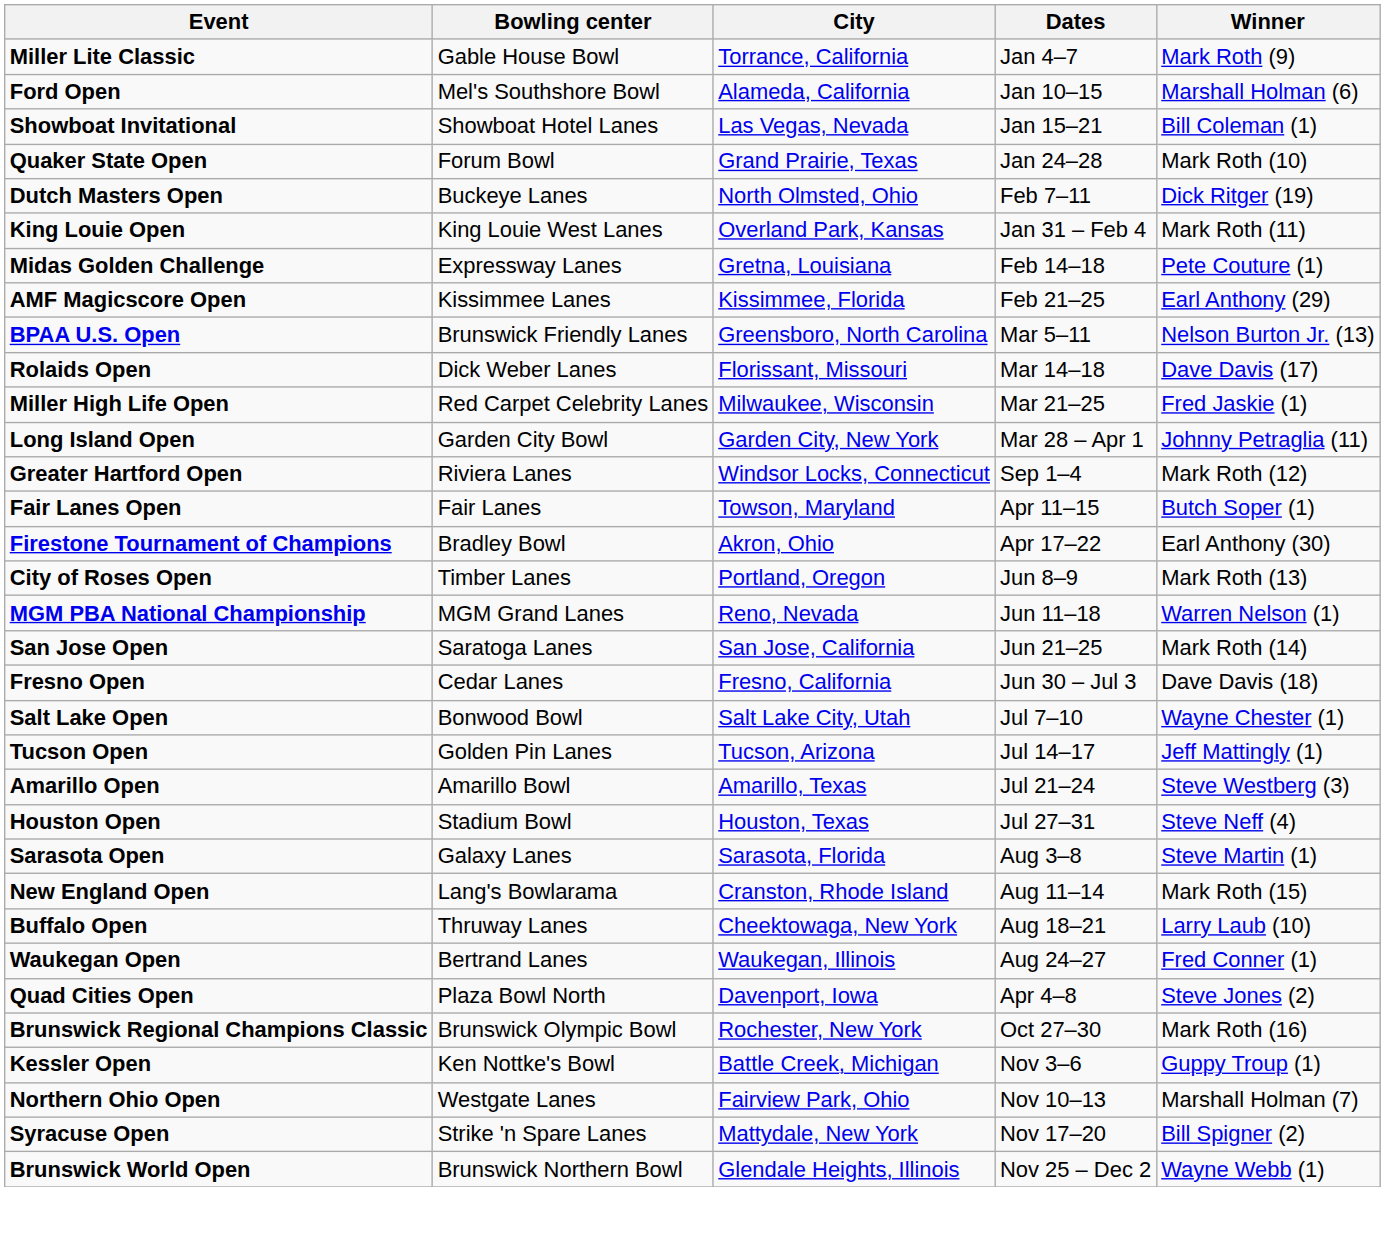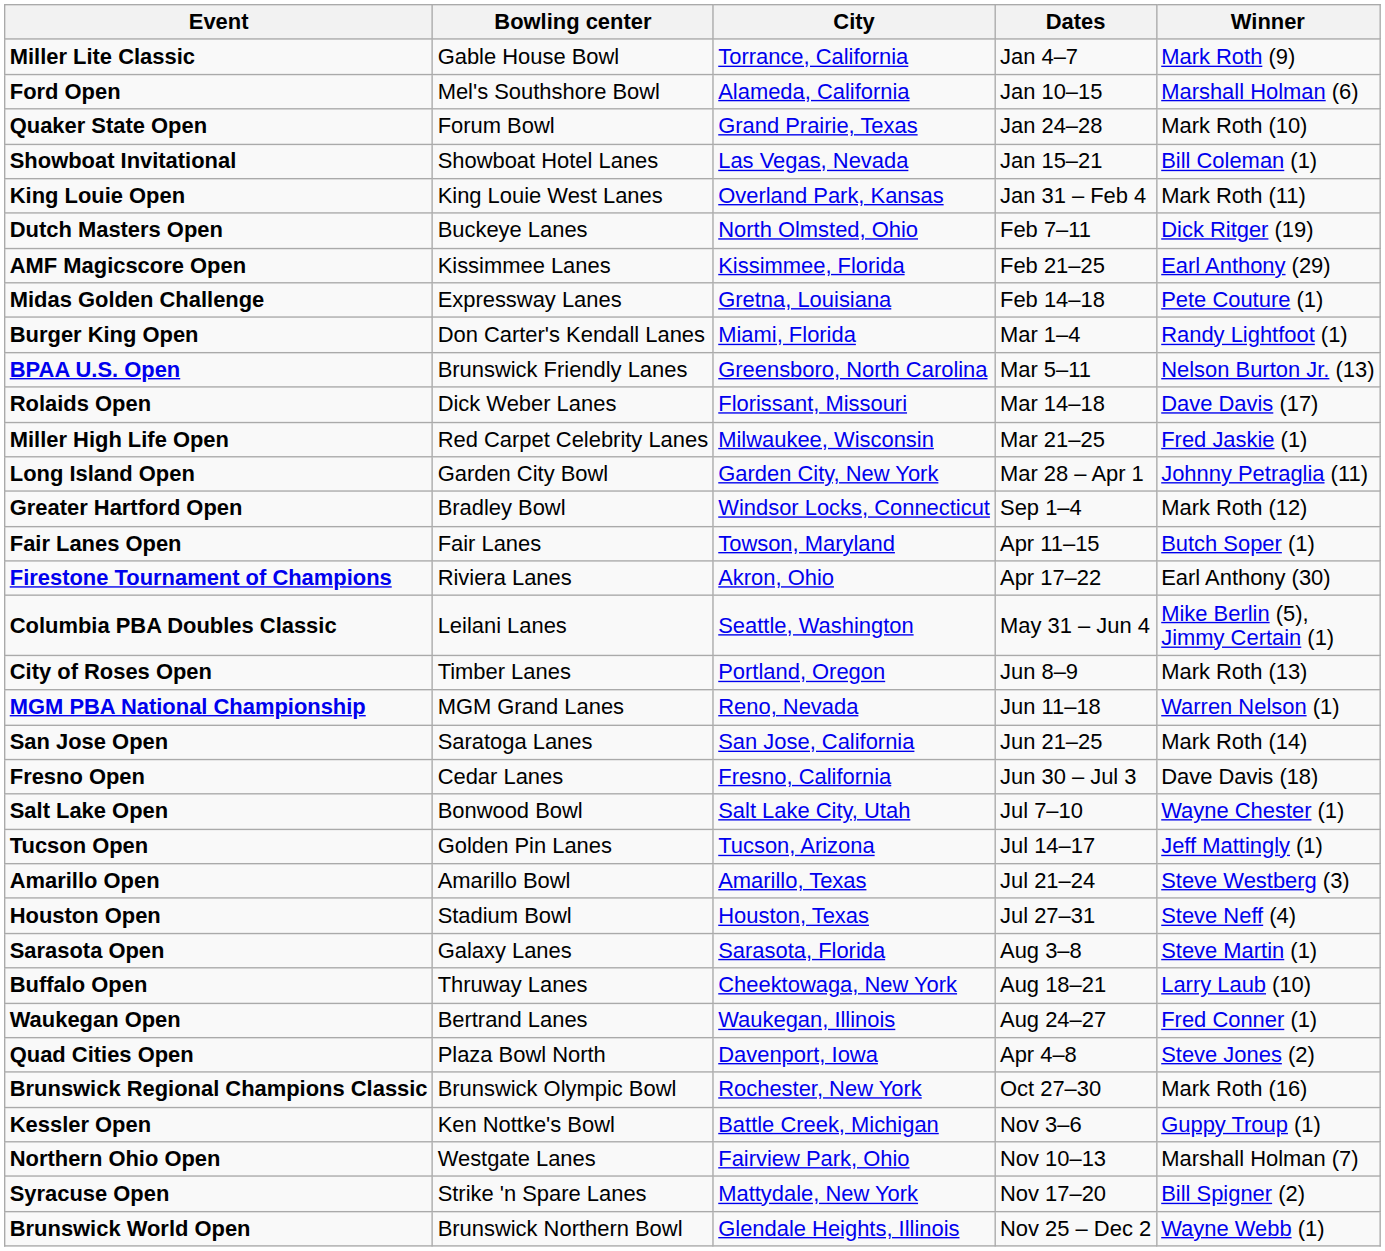rows swapped: (123, 126) <-> (108, 160)
rows swapped: (97, 230) <-> (116, 195)
rows swapped: (137, 265) <-> (128, 299)
+ row: (104, 334)
(505, 473) Riviera Lanes -> (502, 508) Bradley Bowl
(502, 543) Bradley Bowl -> (505, 578) Riviera Lanes
+ row: (173, 625)
- row: (110, 890)
